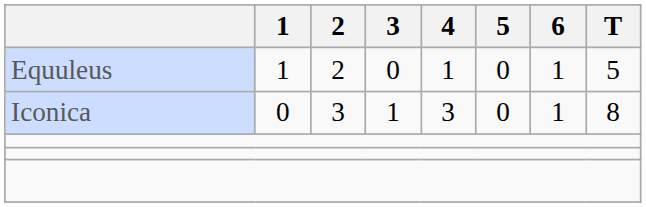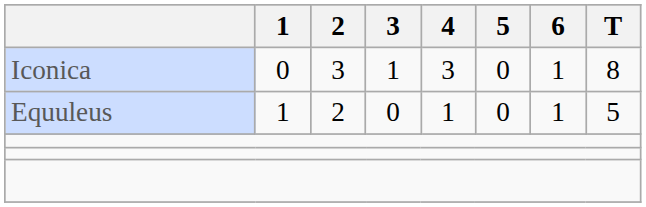rows swapped: (51, 112) <-> (62, 69)
